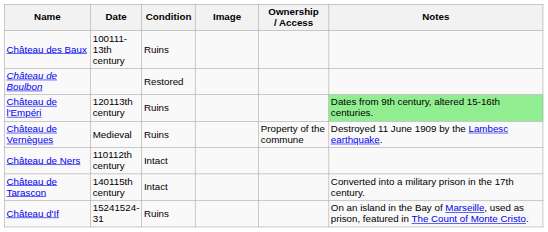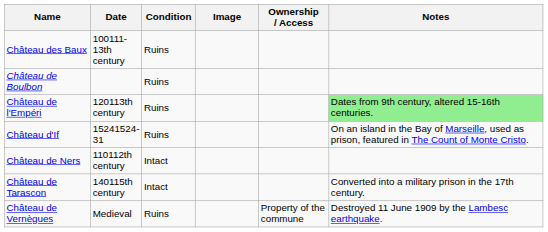(164, 81) Restored -> (156, 81) Ruins
rows swapped: (33, 213) <-> (32, 134)
